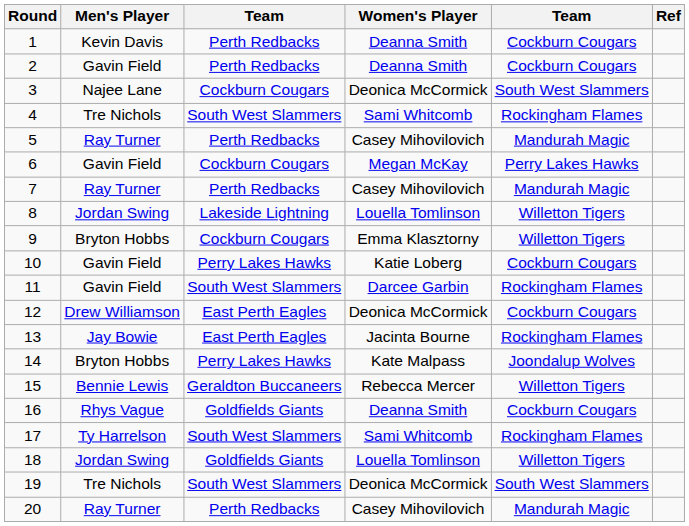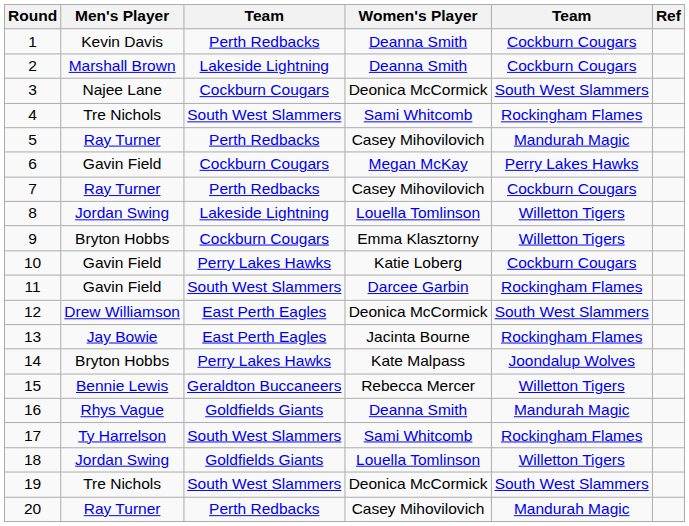(122, 66) Gavin Field -> (122, 66) Marshall Brown
(264, 66) Perth Redbacks -> (264, 66) Lakeside Lightning
(572, 189) Mandurah Magic -> (572, 189) Cockburn Cougars
(572, 312) Cockburn Cougars -> (572, 312) South West Slammers
(572, 410) Cockburn Cougars -> (572, 410) Mandurah Magic
